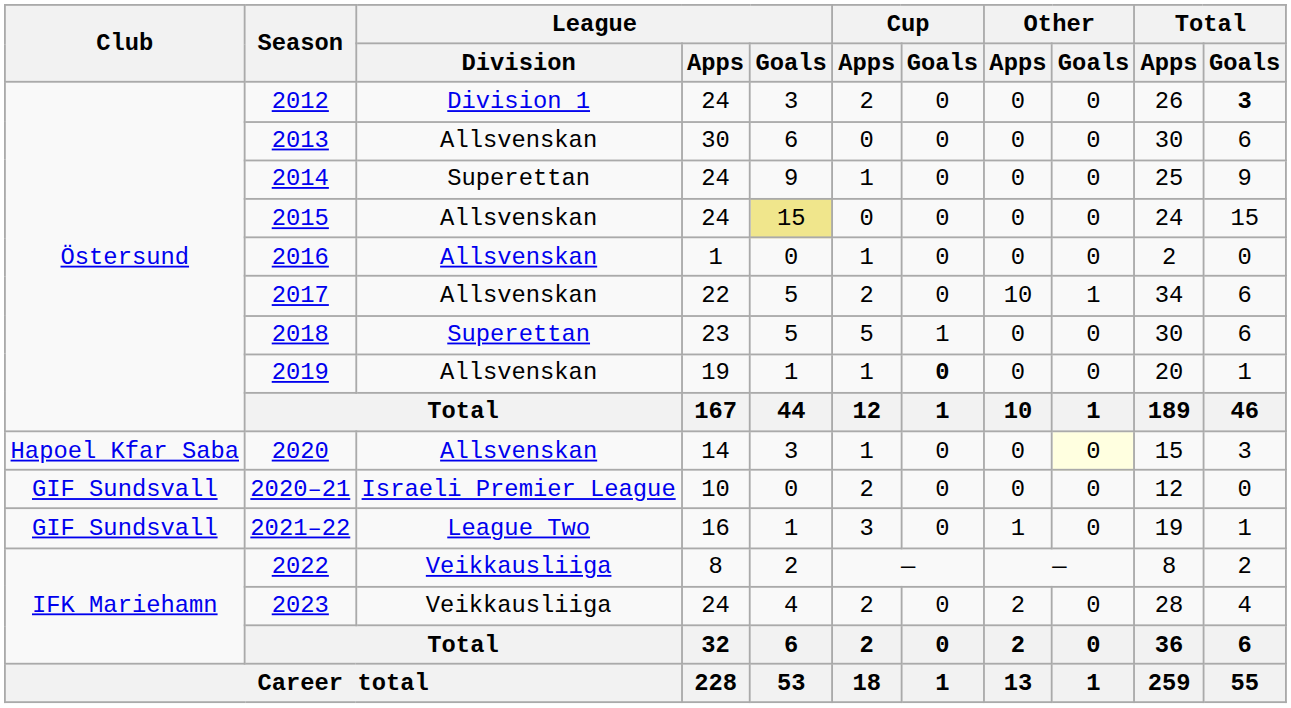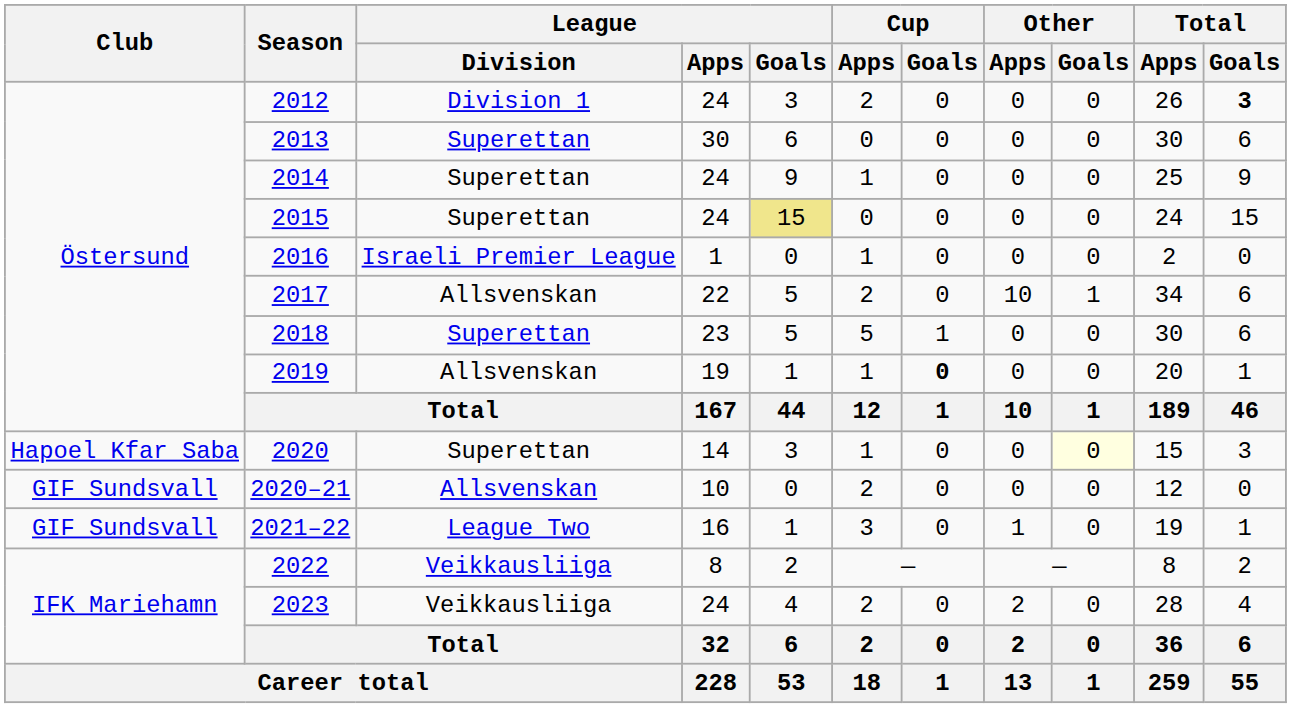(519, 141) Allsvenskan -> (519, 141) Superettan
(519, 218) Allsvenskan -> (519, 218) Superettan
(519, 257) Allsvenskan -> (519, 257) Israeli Premier League
(519, 451) Allsvenskan -> (519, 451) Superettan
(519, 490) Israeli Premier League -> (519, 490) Allsvenskan
